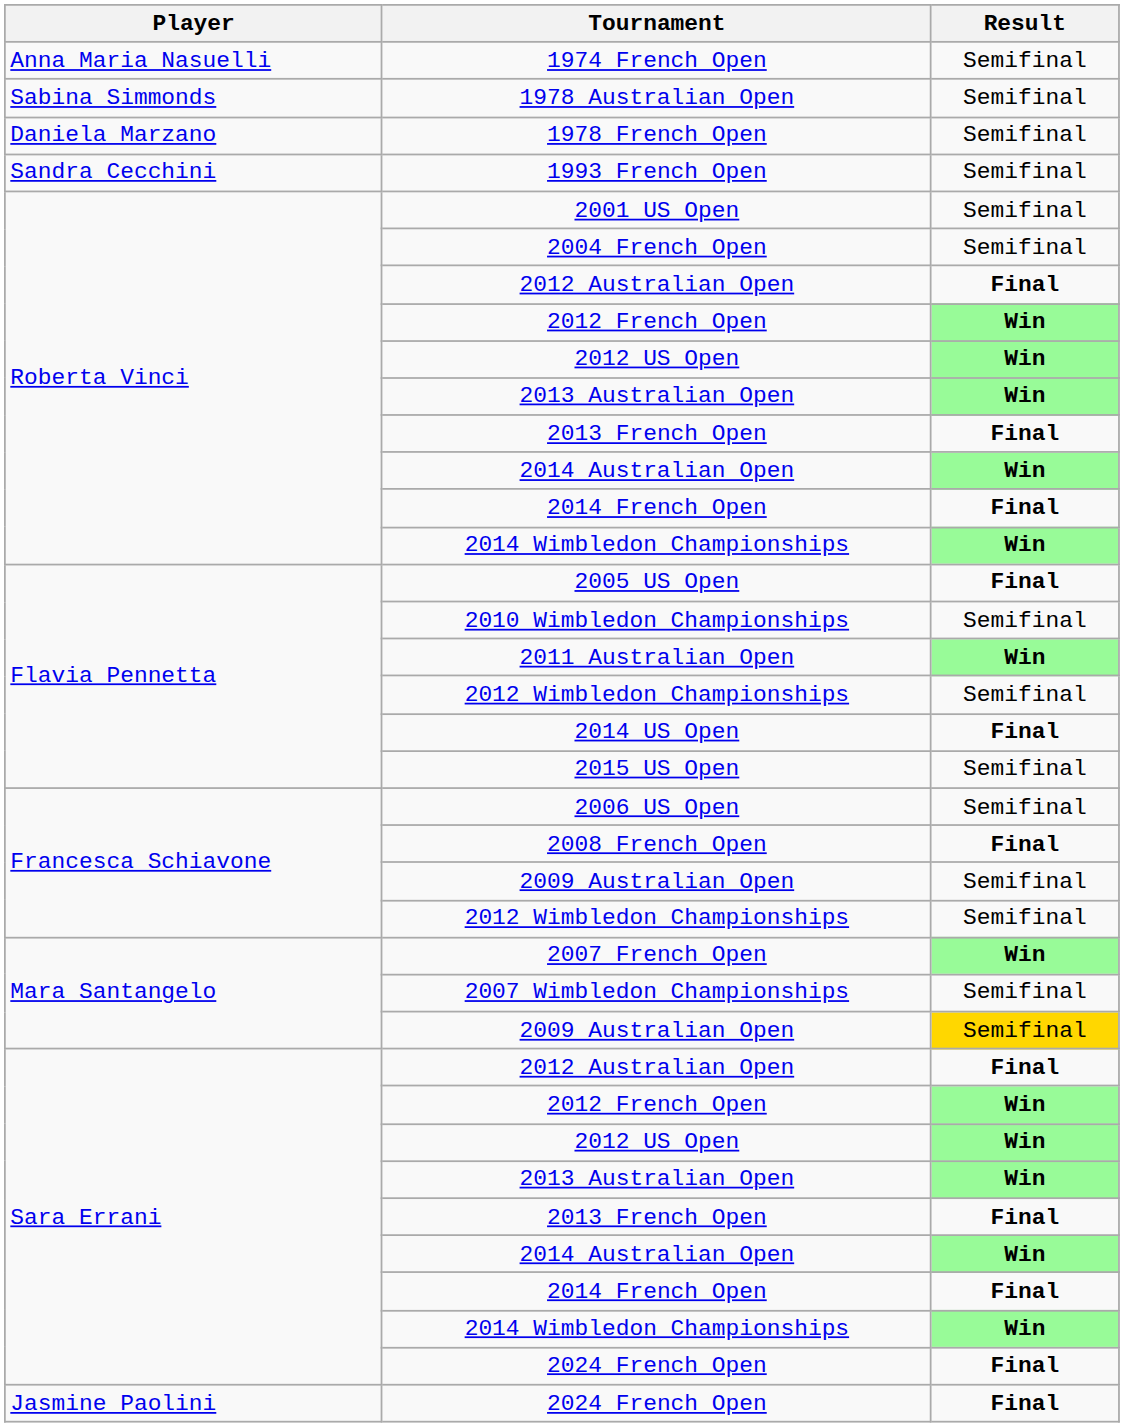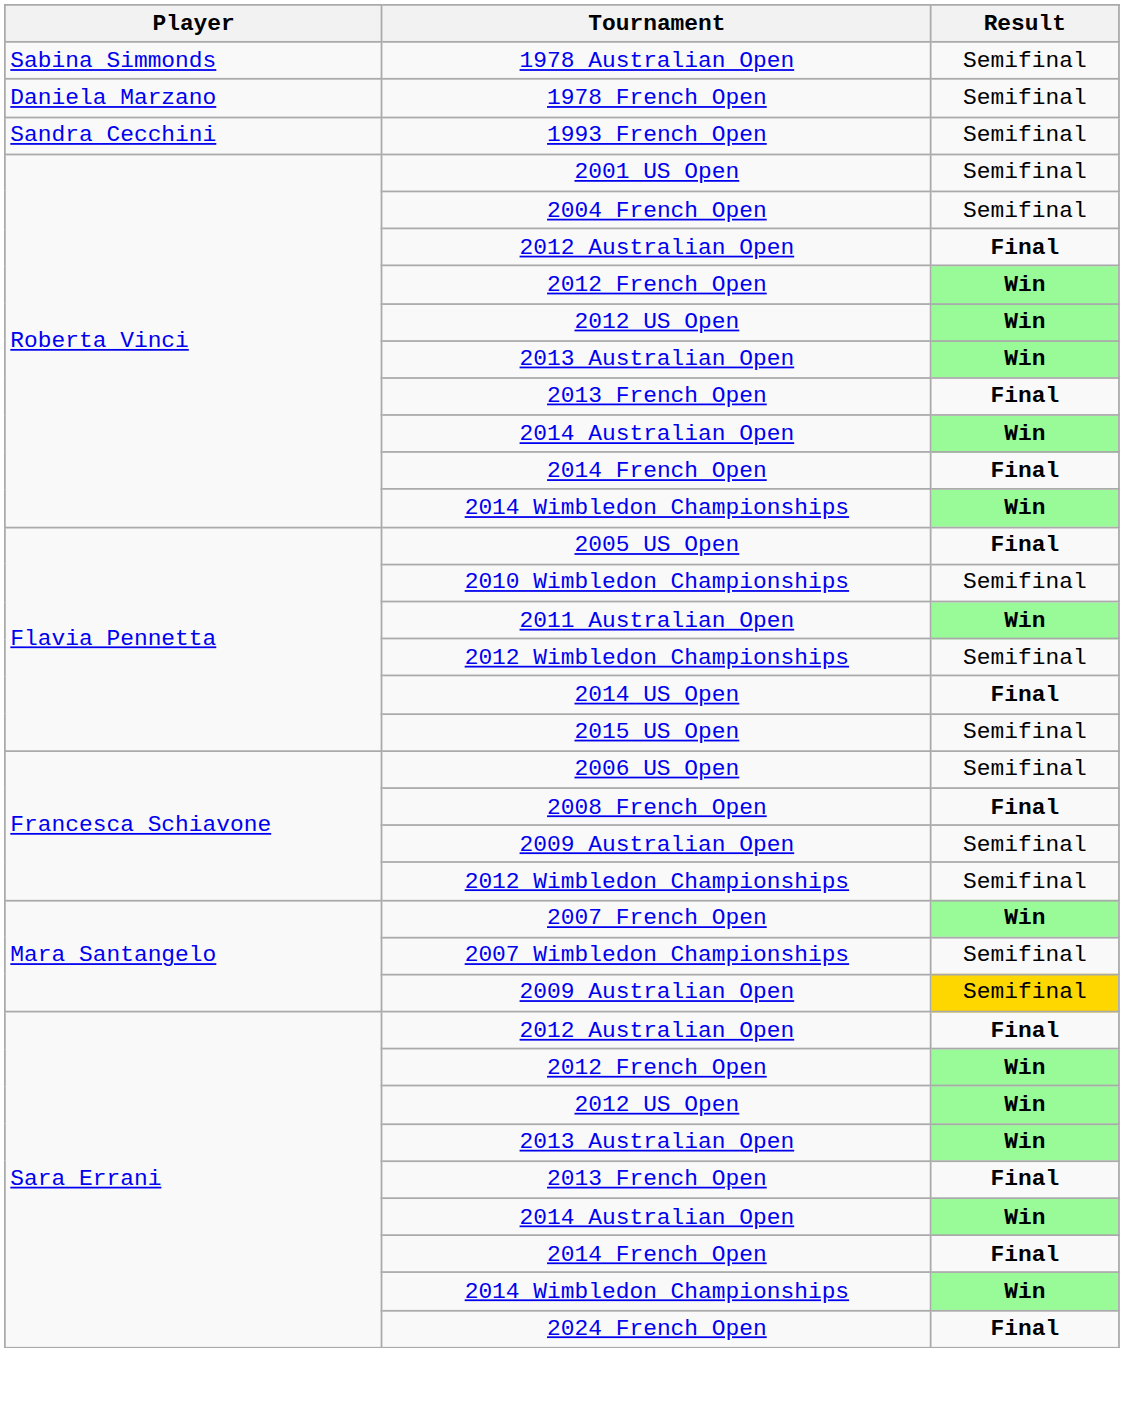- row: (141, 61)
- row: (113, 1403)
